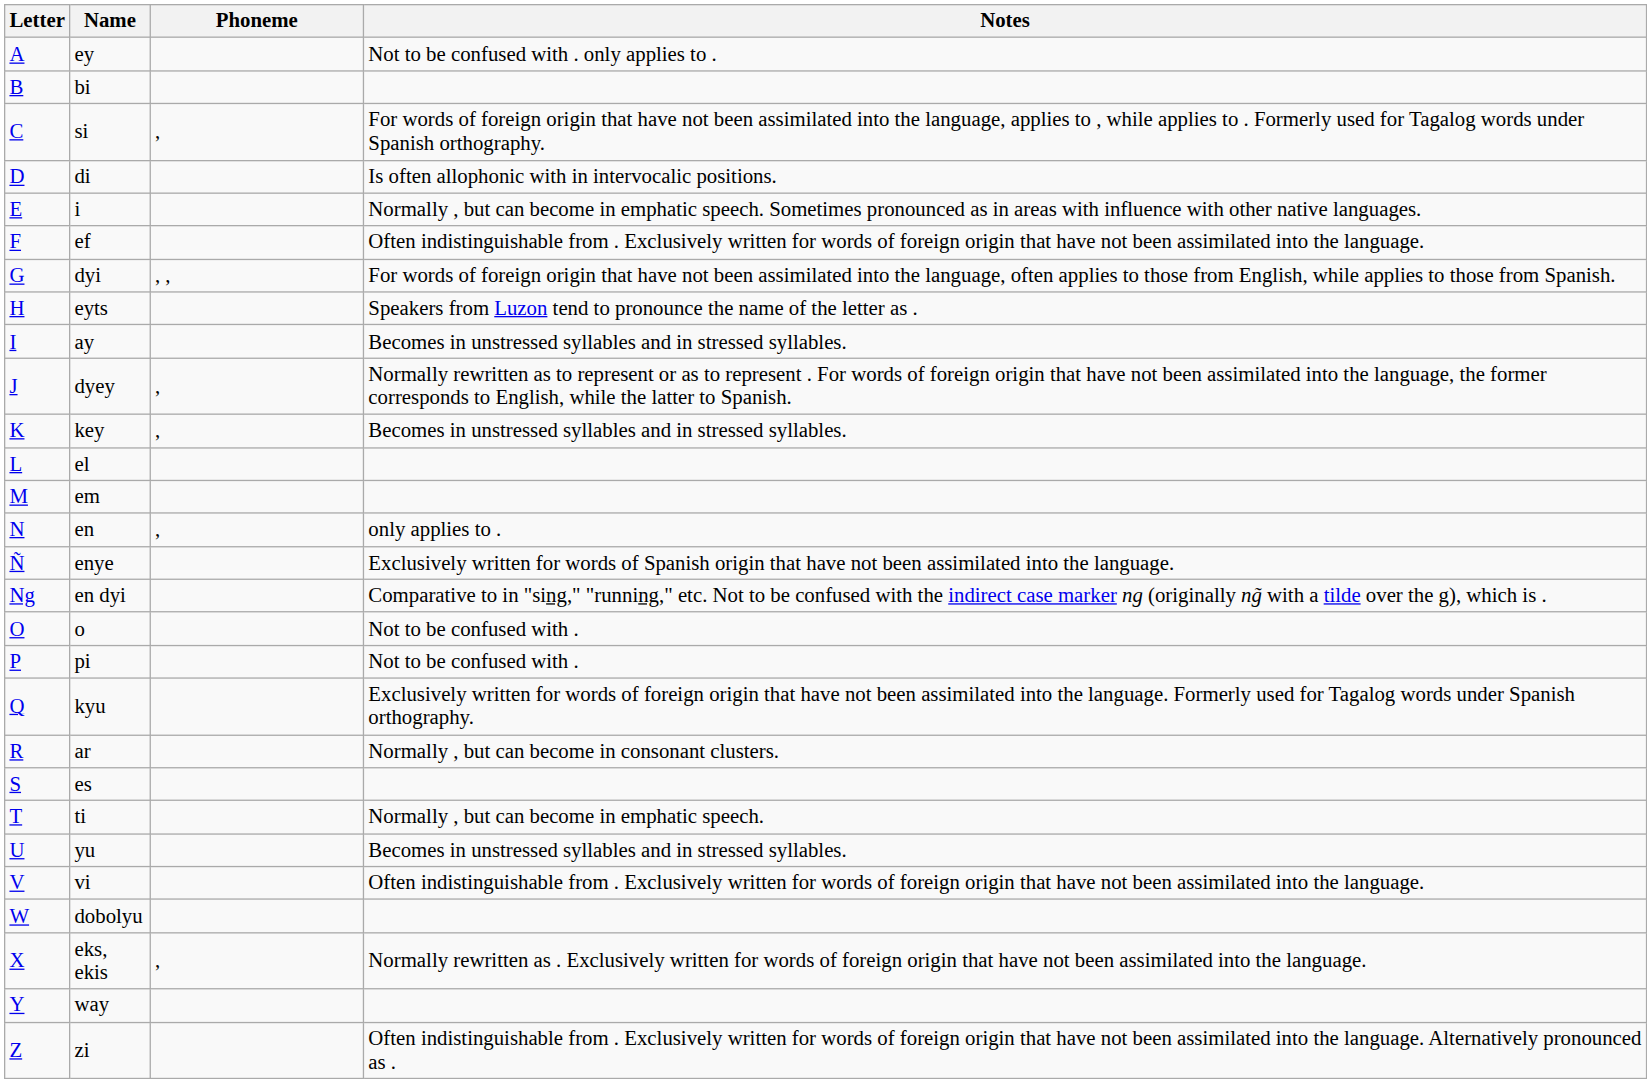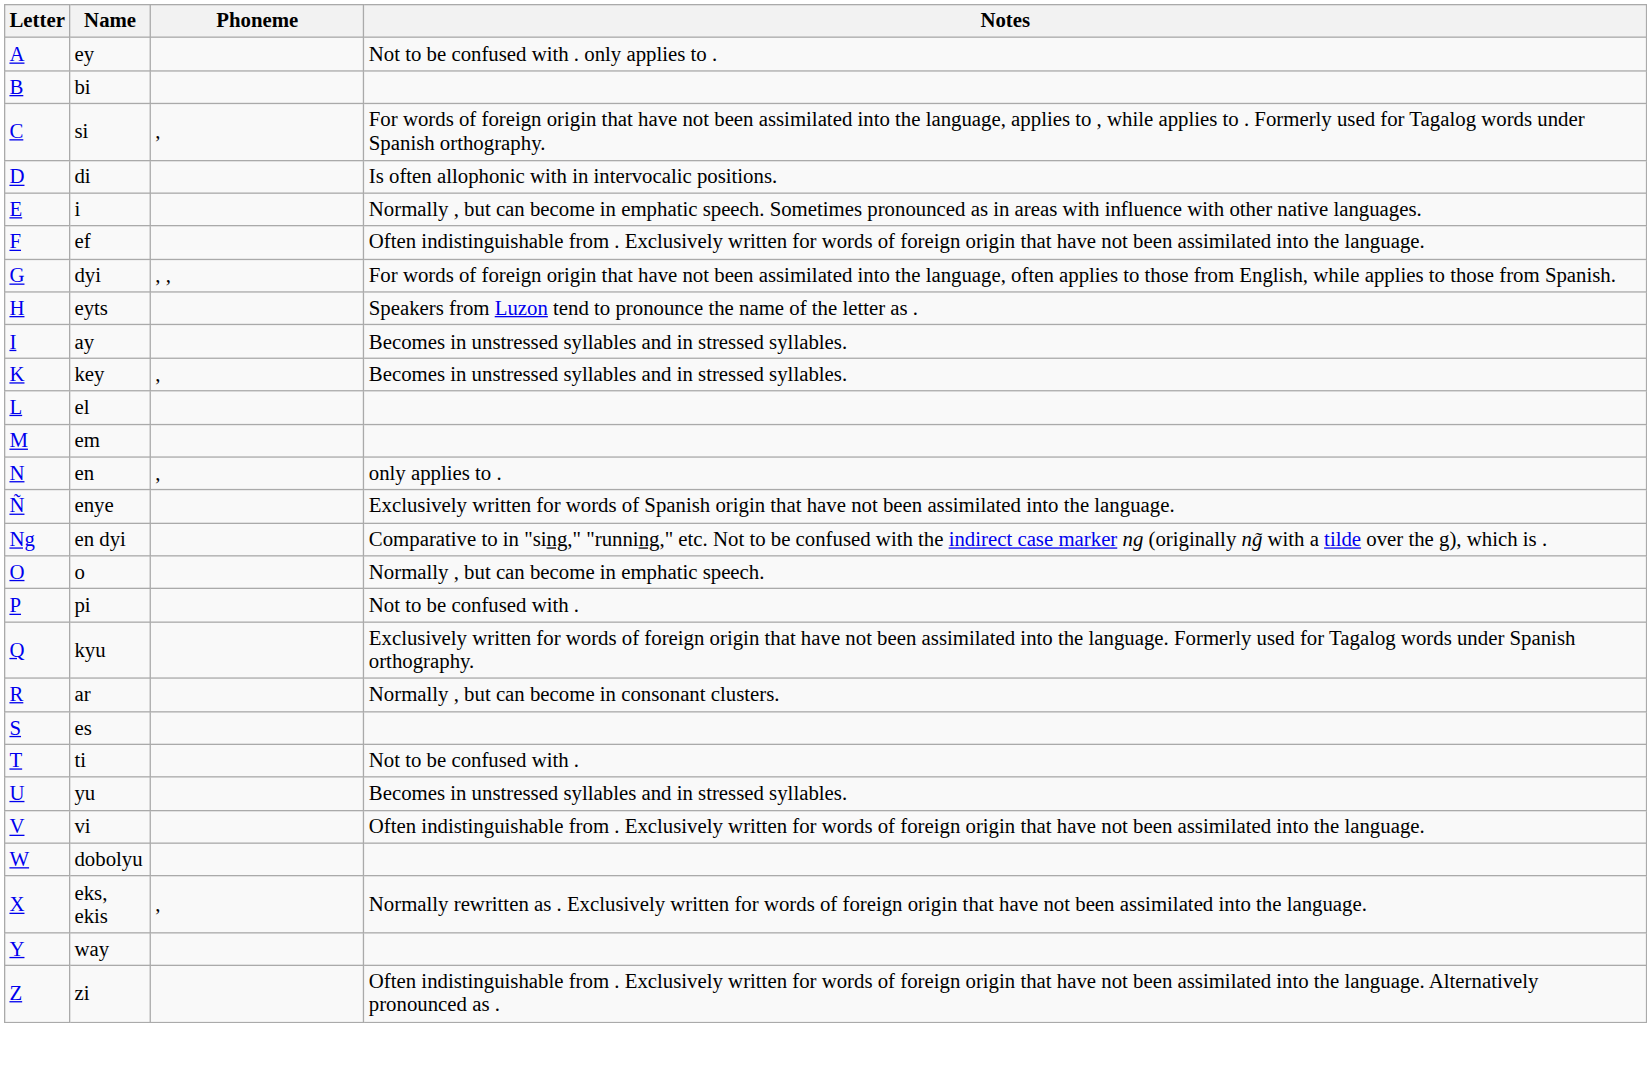- row: (95, 385)
(473, 628) Not to be confused with . -> (567, 572) Normally , but can become in emphatic speech.
(566, 816) Normally , but can become in emphatic speech. -> (474, 760) Not to be confused with .
